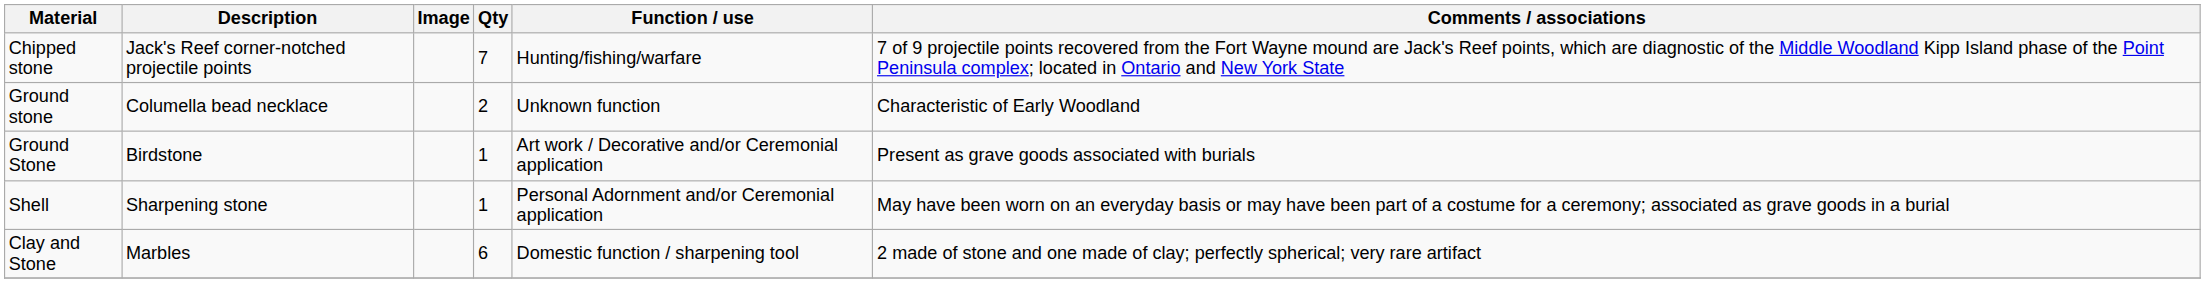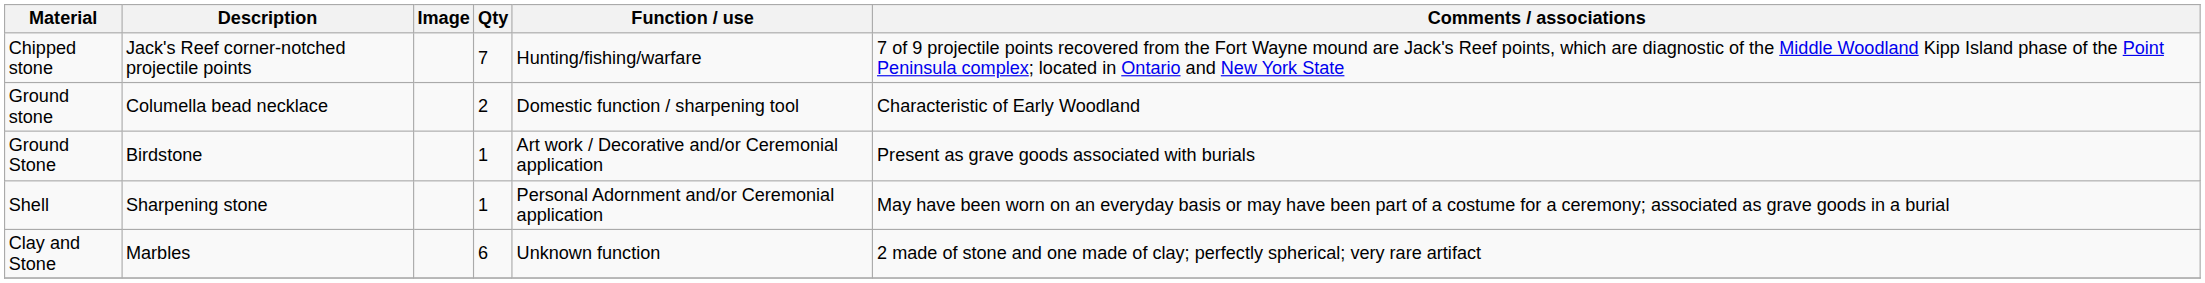(588, 106) Unknown function -> (658, 106) Domestic function / sharpening tool
(658, 253) Domestic function / sharpening tool -> (588, 253) Unknown function
